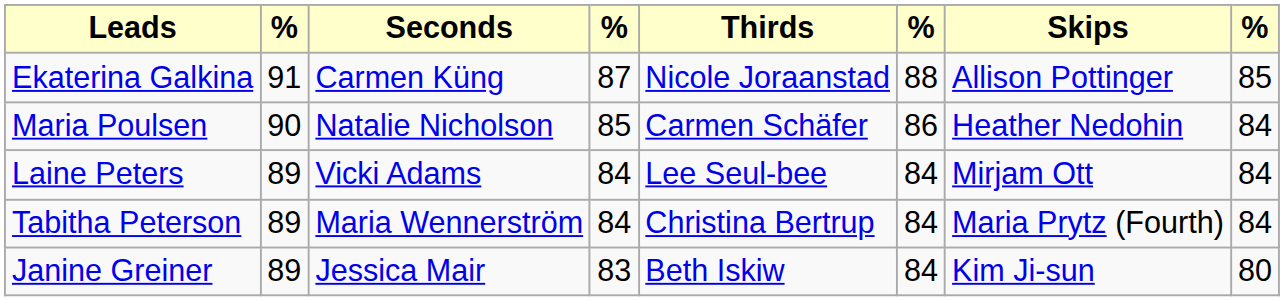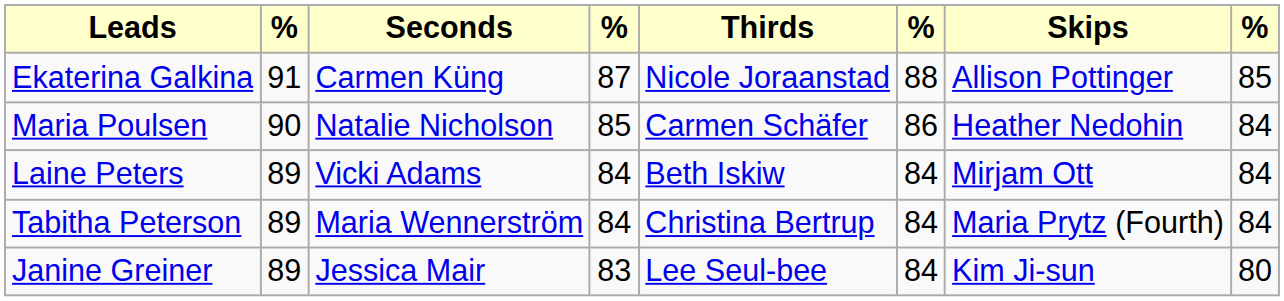(736, 174) Lee Seul-bee -> (715, 174) Beth Iskiw
(715, 271) Beth Iskiw -> (736, 271) Lee Seul-bee
